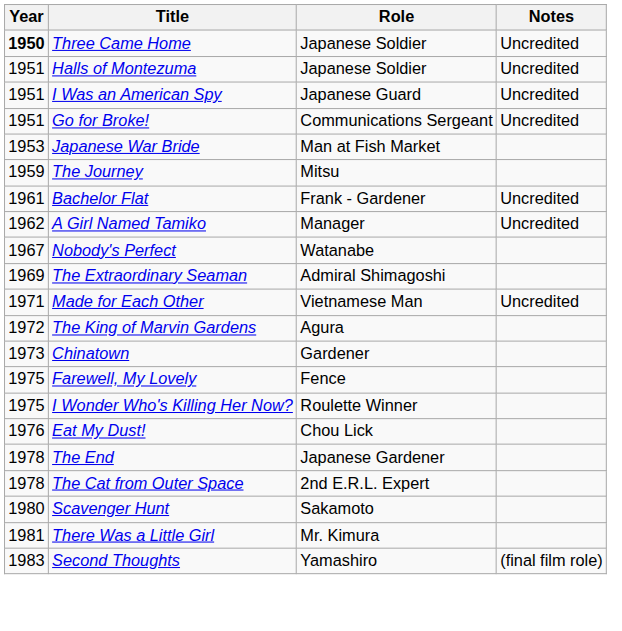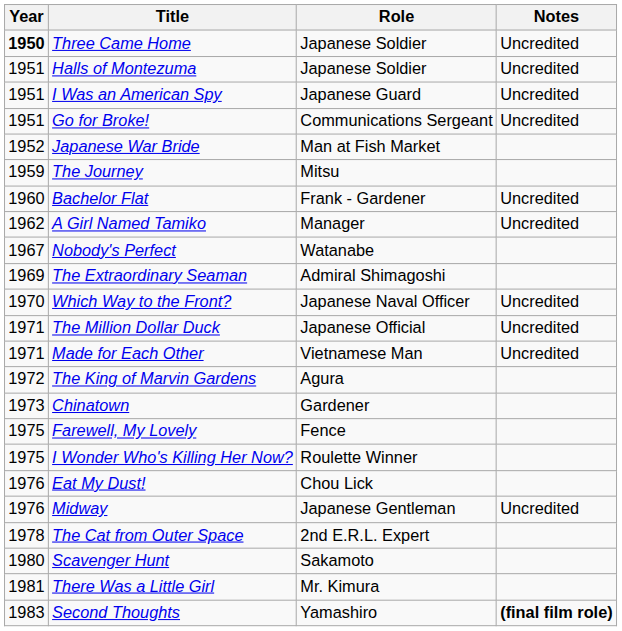(26, 146) 1953 -> (26, 146) 1952
(26, 198) 1961 -> (26, 198) 1960
+ row: (142, 302)
+ row: (136, 328)
+ row: (80, 509)
- row: (83, 457)
(551, 560) normal -> (556, 612) bold
